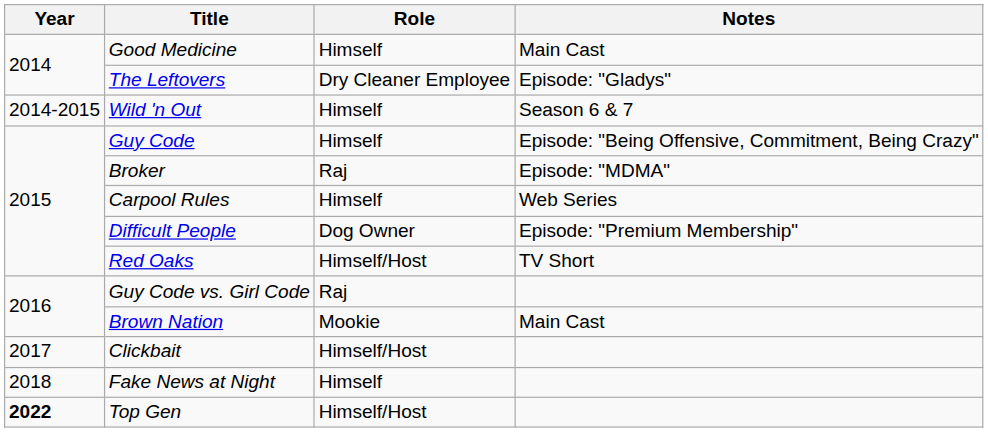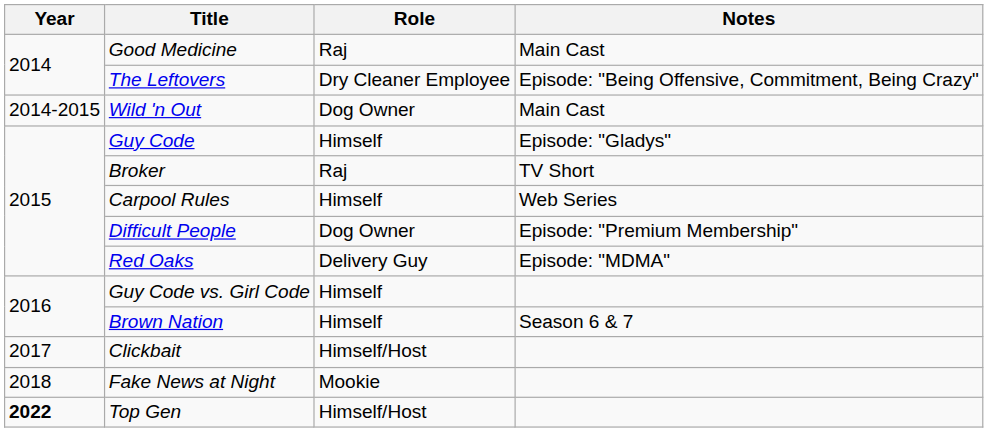(350, 49) Himself -> (333, 49) Raj
(595, 79) Episode: "Gladys" -> (749, 79) Episode: "Being Offensive, Commitment, Being Crazy"
(350, 110) Himself -> (367, 110) Dog Owner
(576, 110) Season 6 & 7 -> (562, 110) Main Cast
(749, 140) Episode: "Being Offensive, Commitment, Being Crazy" -> (595, 140) Episode: "Gladys"
(594, 170) Episode: "MDMA" -> (557, 170) TV Short
(373, 261) Himself/Host -> (373, 261) Delivery Guy
(557, 261) TV Short -> (594, 261) Episode: "MDMA"
(333, 291) Raj -> (350, 291) Himself
(349, 321) Mookie -> (350, 321) Himself
(562, 321) Main Cast -> (576, 321) Season 6 & 7
(350, 381) Himself -> (349, 381) Mookie
